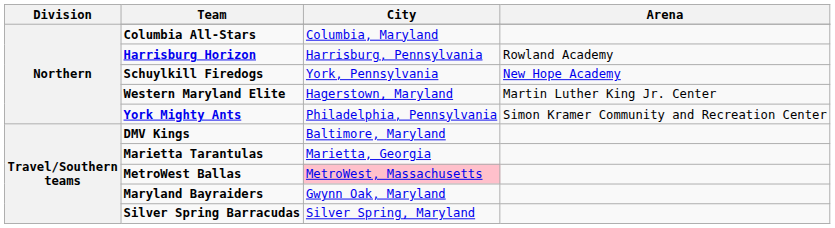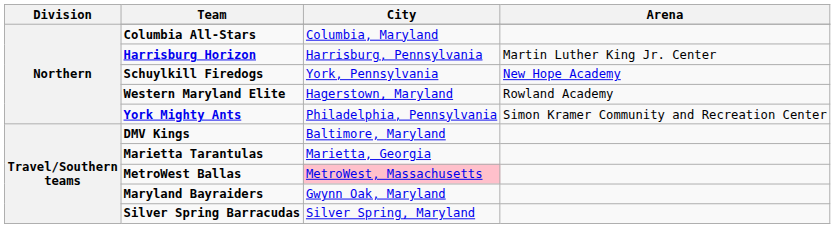(558, 54) Rowland Academy -> (610, 54) Martin Luther King Jr. Center
(610, 94) Martin Luther King Jr. Center -> (558, 94) Rowland Academy
